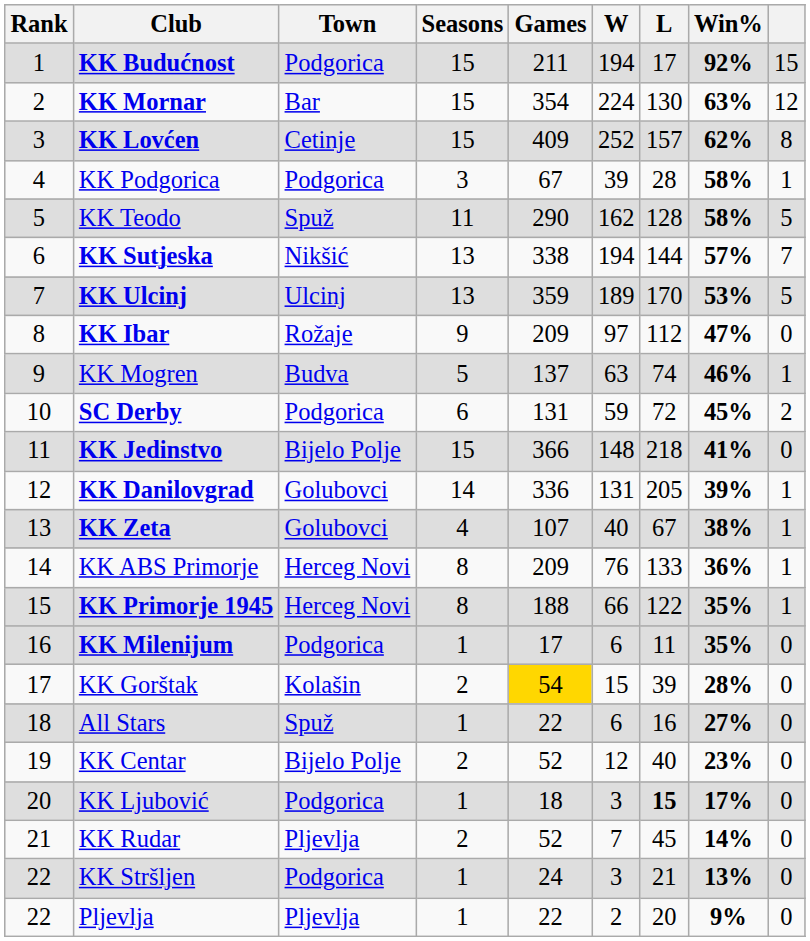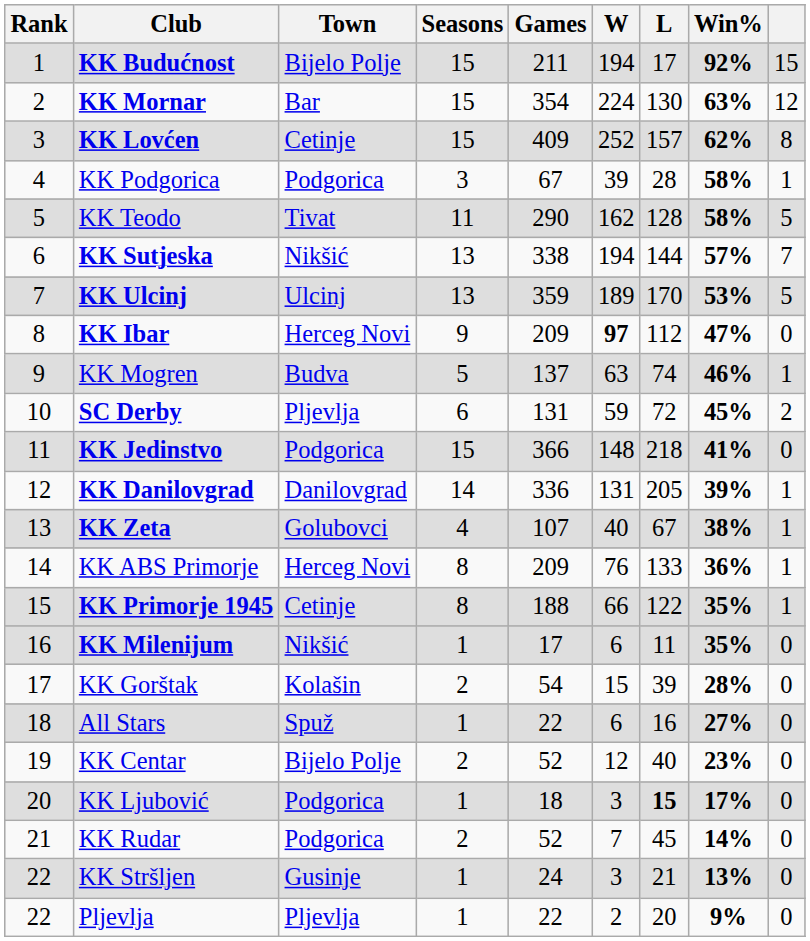(334, 62) Podgorica -> (343, 62) Bijelo Polje
(309, 218) Spuž -> (310, 218) Tivat
(319, 334) Rožaje -> (347, 334) Herceg Novi
(616, 334) normal -> (616, 334) bold
(334, 412) Podgorica -> (322, 412) Pljevlja
(343, 450) Bijelo Polje -> (334, 450) Podgorica
(336, 489) Golubovci -> (346, 489) Danilovgrad
(347, 606) Herceg Novi -> (320, 606) Cetinje
(334, 645) Podgorica -> (317, 645) Nikšić
(551, 683) gold background -> (551, 683) no background
(322, 839) Pljevlja -> (334, 839) Podgorica
(334, 878) Podgorica -> (323, 878) Gusinje
